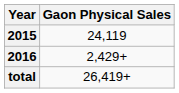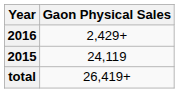rows swapped: (22, 35) <-> (22, 56)
